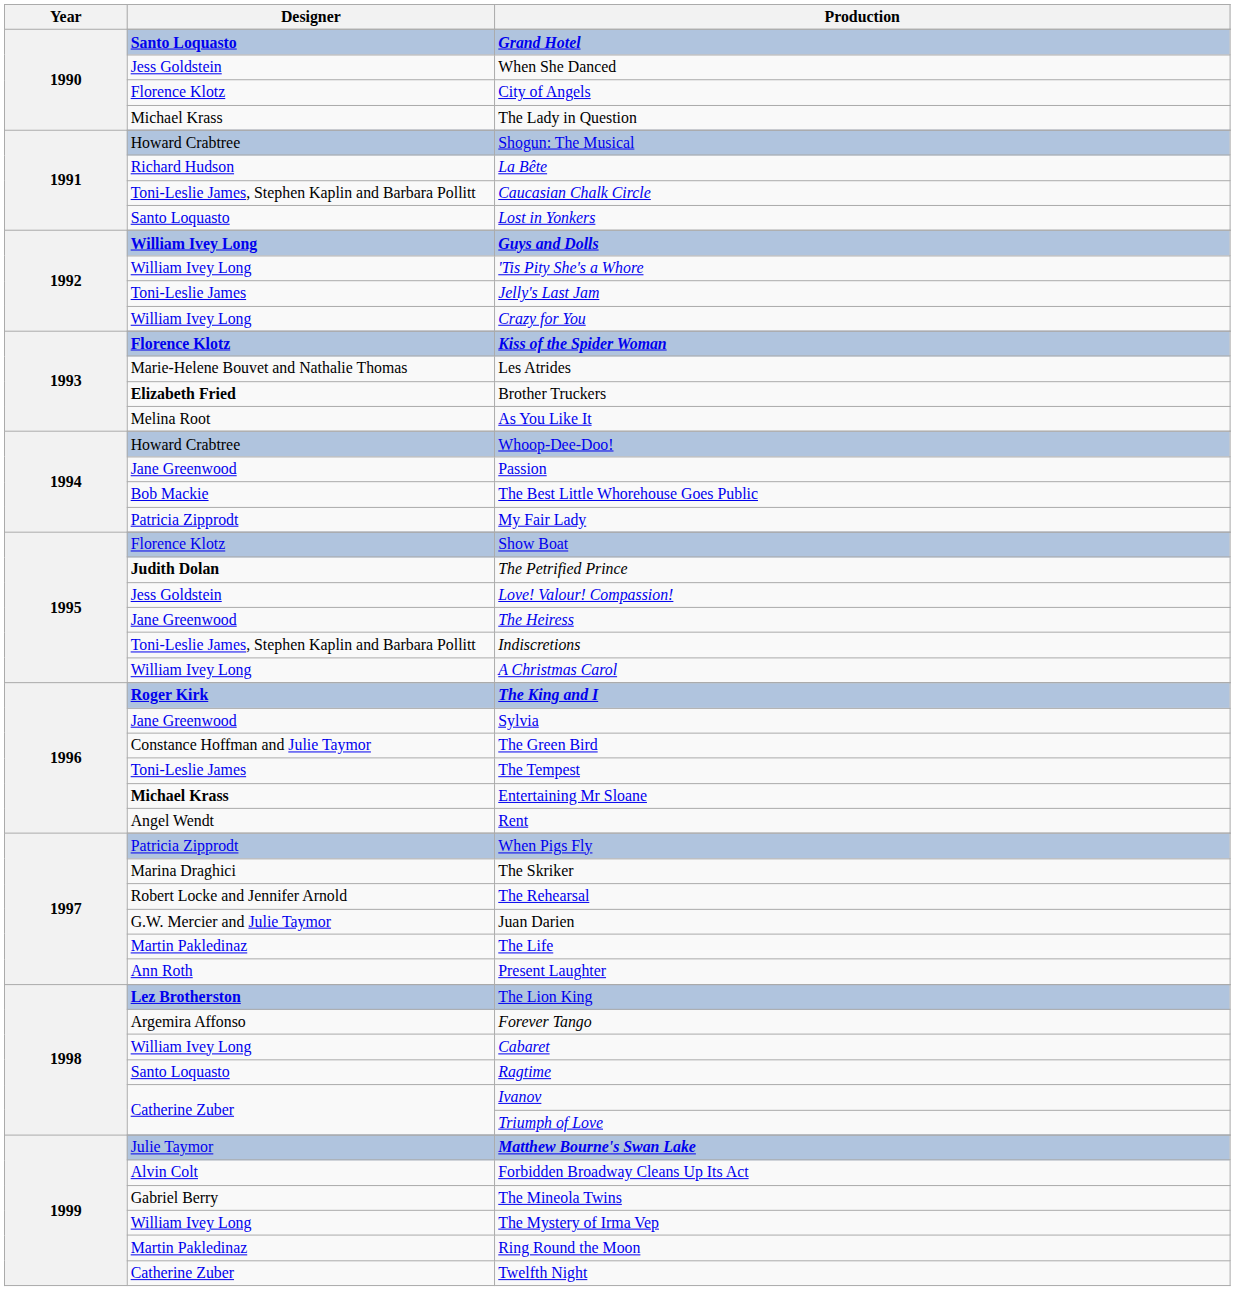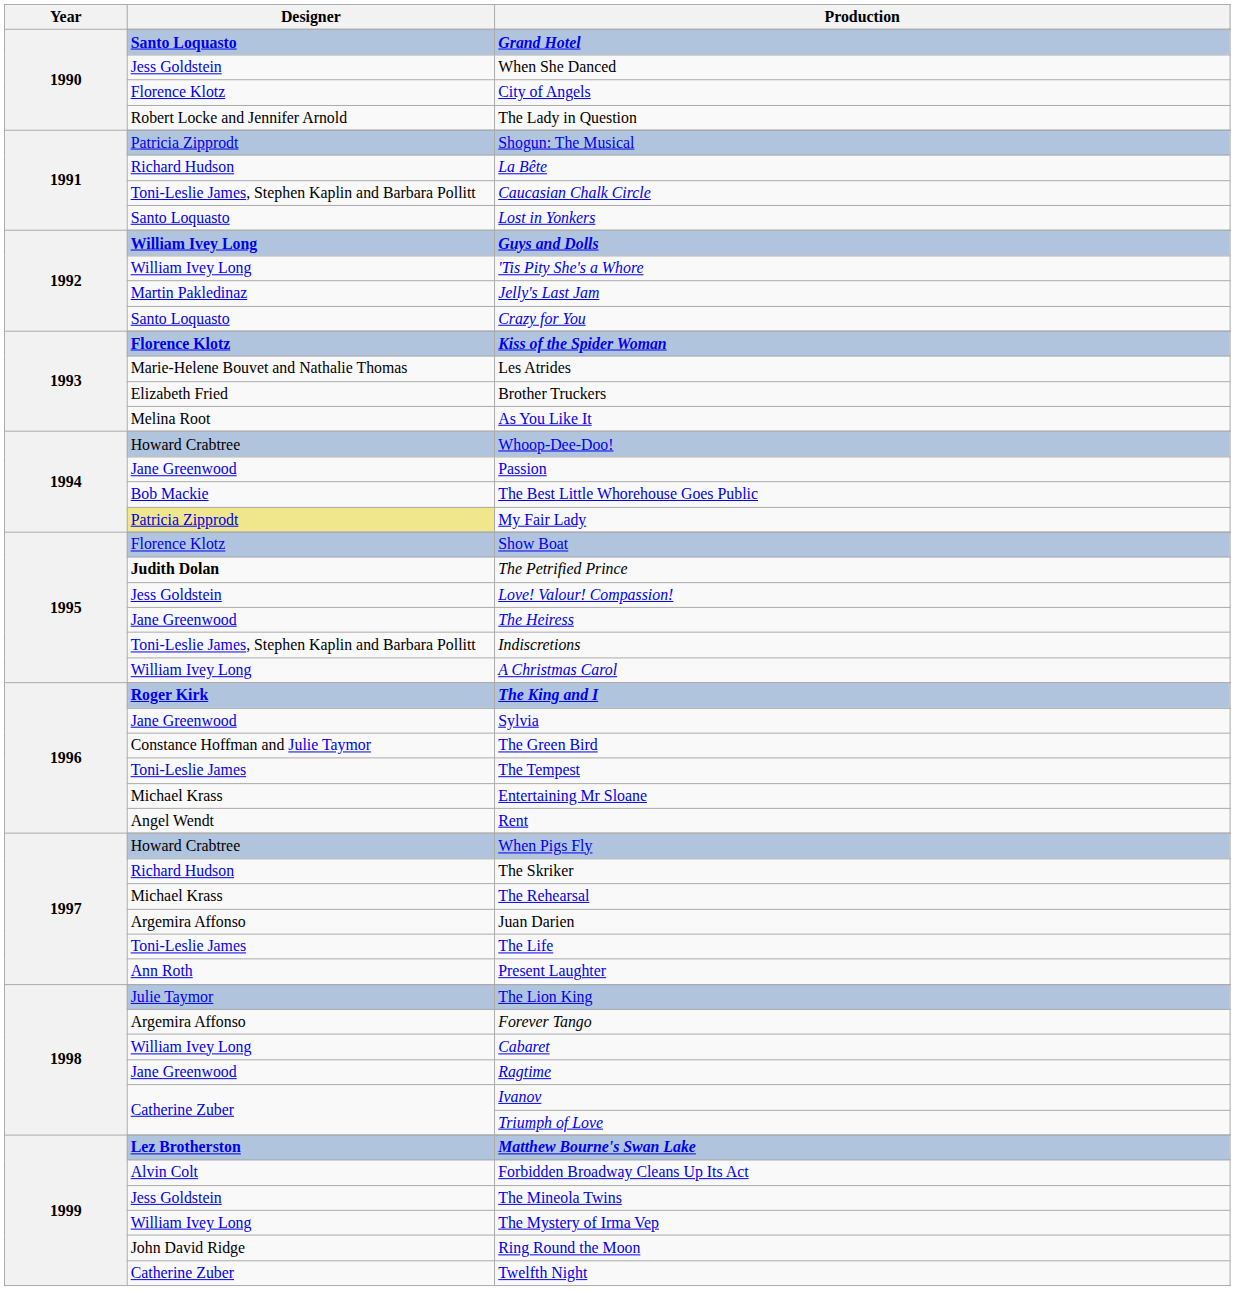(177, 117) Michael Krass -> (239, 117) Robert Locke and Jennifer Arnold
(185, 142) Howard Crabtree -> (185, 142) Patricia Zipprodt
(188, 293) Toni-Leslie James -> (189, 293) Martin Pakledinaz
(191, 318) William Ivey Long -> (180, 318) Santo Loquasto
(183, 393) bold -> (179, 393) normal
(185, 519) no background -> (185, 519) khaki background
(180, 795) bold -> (177, 795) normal
(185, 846) Patricia Zipprodt -> (185, 846) Howard Crabtree
(183, 871) Marina Draghici -> (182, 871) Richard Hudson
(239, 896) Robert Locke and Jennifer Arnold -> (177, 896) Michael Krass
(231, 921) G.W. Mercier and Julie Taymor -> (188, 921) Argemira Affonso
(189, 946) Martin Pakledinaz -> (188, 946) Toni-Leslie James
(186, 996) Lez Brotherston -> (172, 996) Julie Taymor
(180, 1072) Santo Loquasto -> (184, 1072) Jane Greenwood
(172, 1147) Julie Taymor -> (186, 1147) Lez Brotherston
(174, 1197) Gabriel Berry -> (176, 1197) Jess Goldstein
(189, 1248) Martin Pakledinaz -> (188, 1248) John David Ridge
